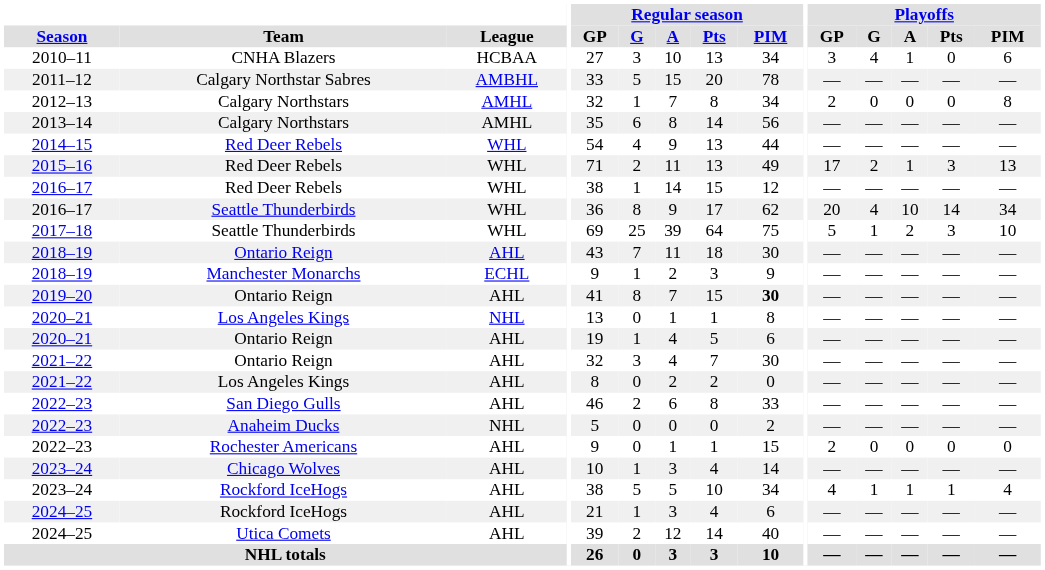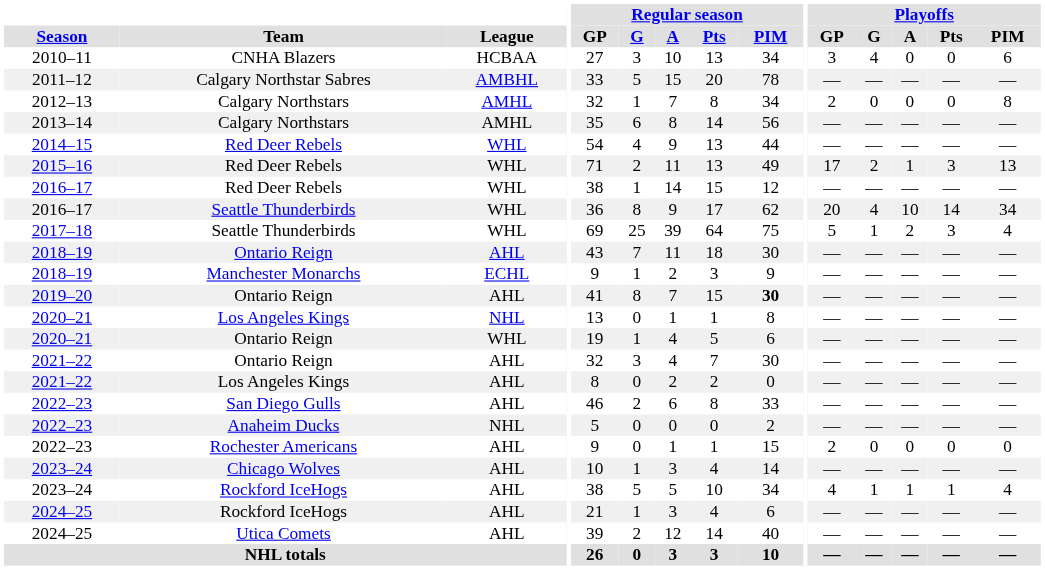(910, 57) 1 -> (910, 57) 0
(1008, 230) 10 -> (1008, 230) 4
(507, 338) AHL -> (507, 338) WHL
